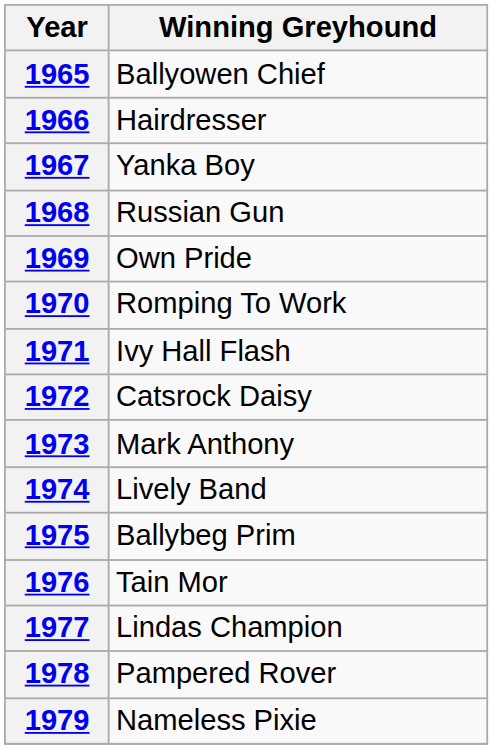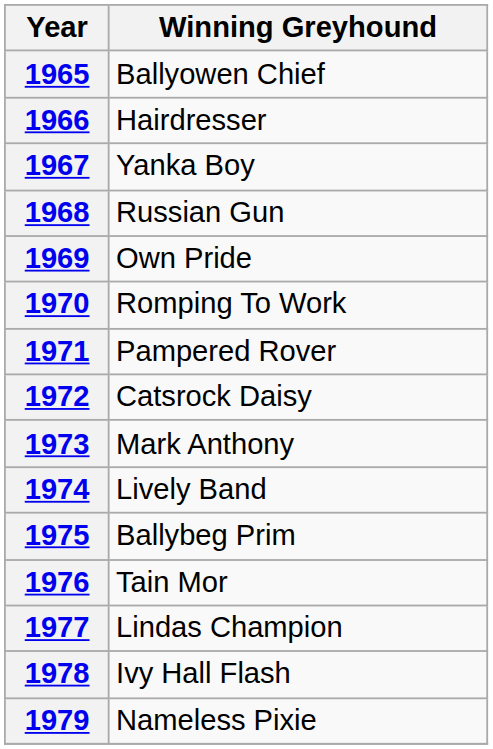(203, 350) Ivy Hall Flash -> (226, 350) Pampered Rover
(226, 674) Pampered Rover -> (203, 674) Ivy Hall Flash
